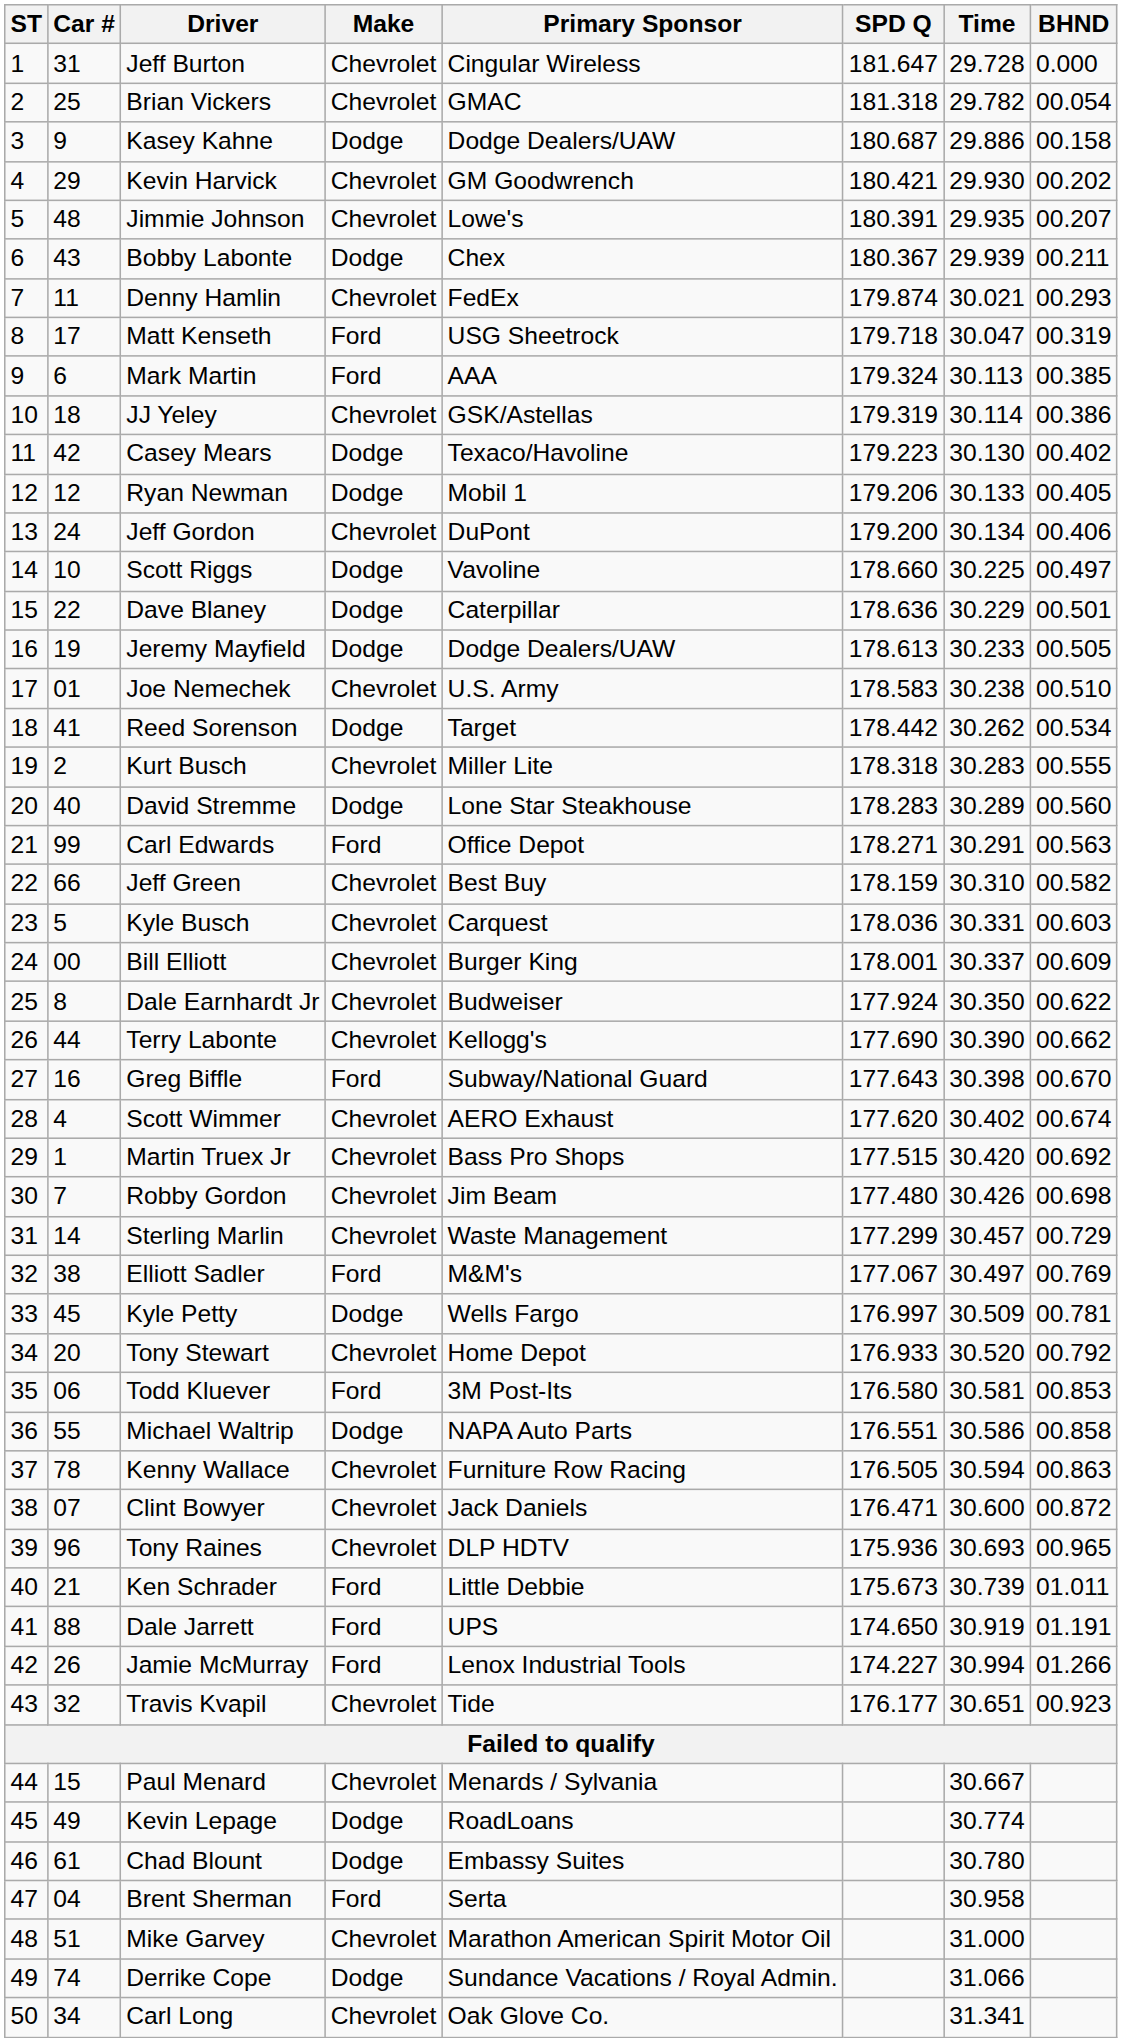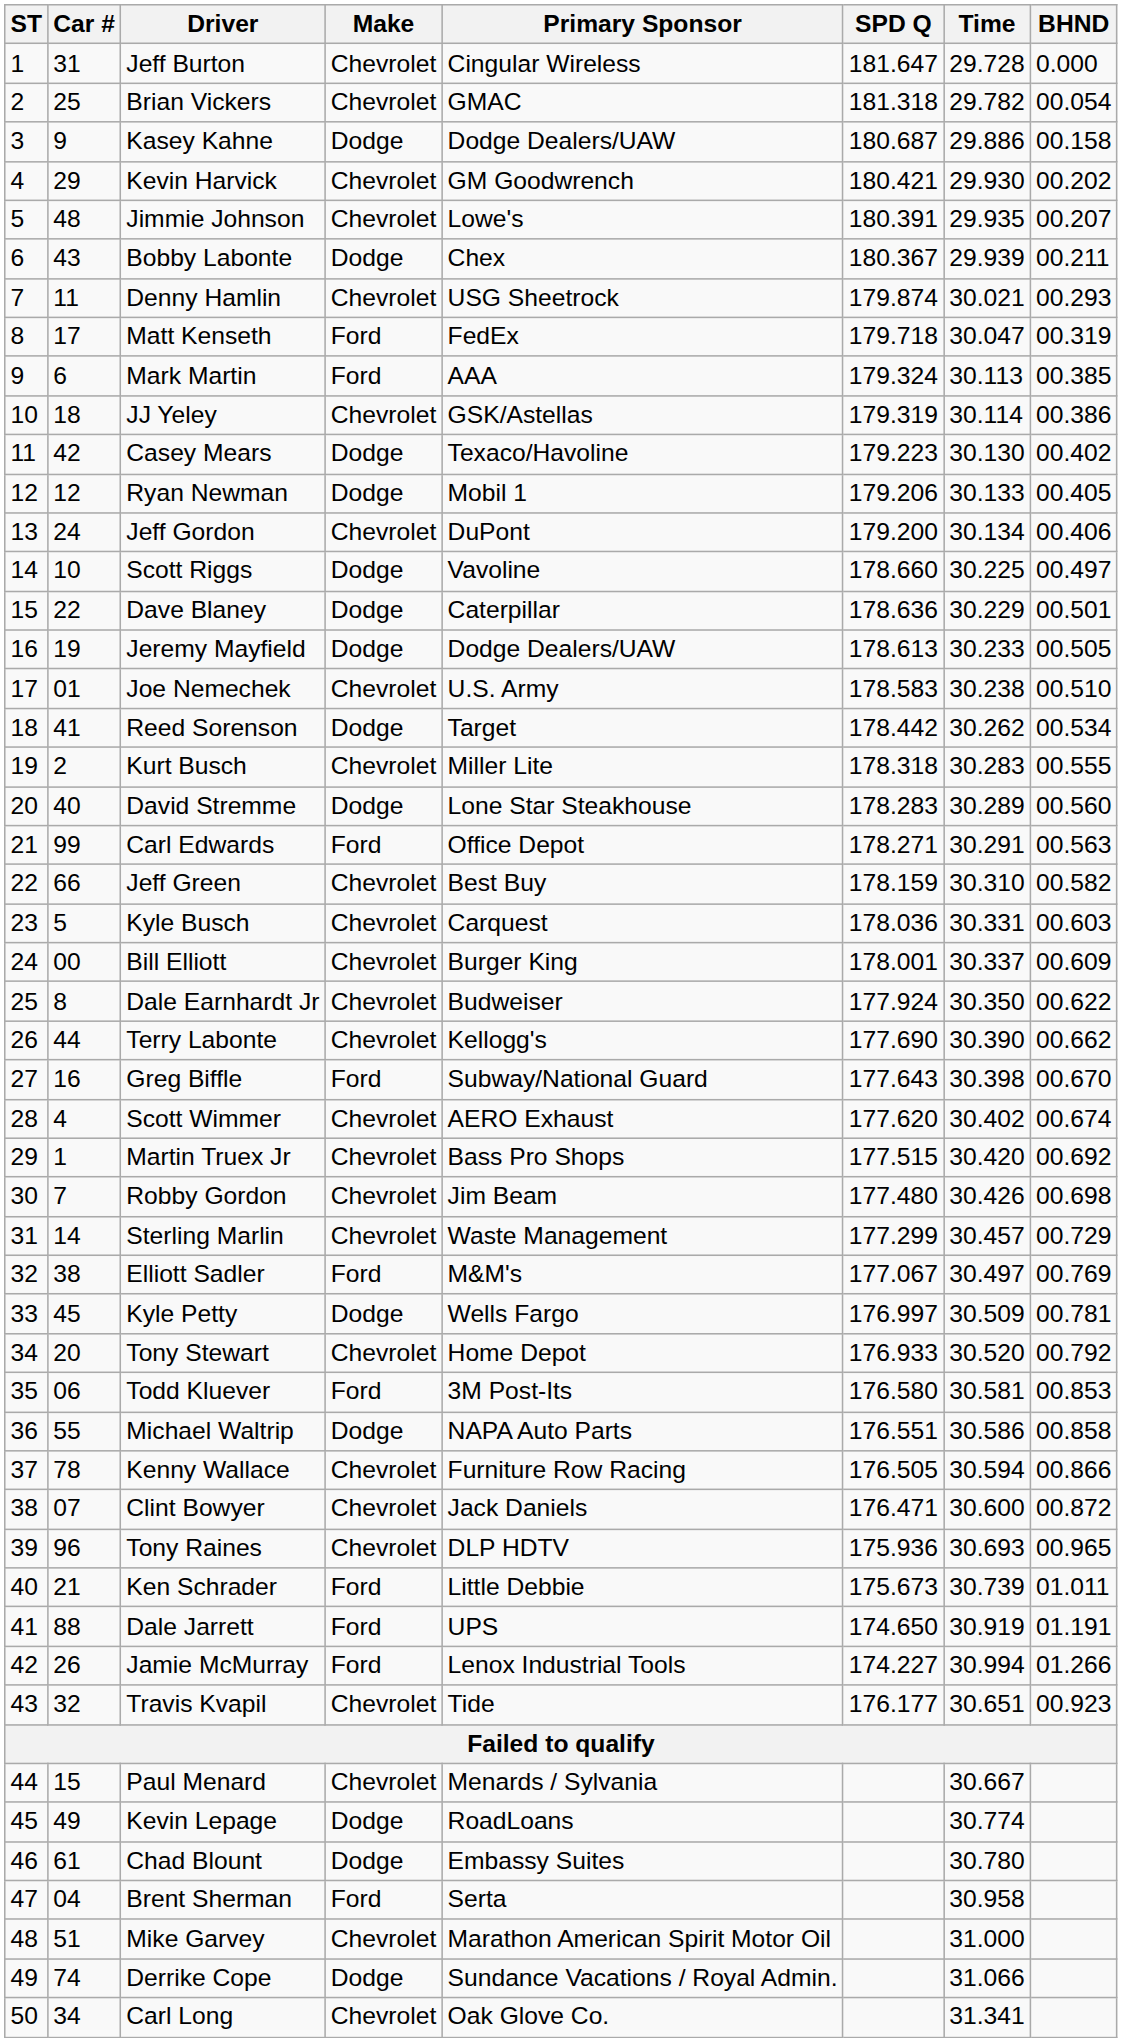(483, 297) FedEx -> (533, 297) USG Sheetrock
(533, 336) USG Sheetrock -> (483, 336) FedEx
(1074, 1469) 00.863 -> (1074, 1469) 00.866
